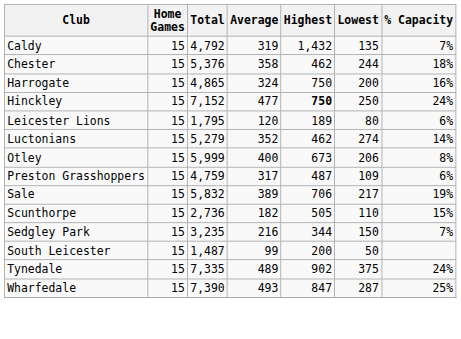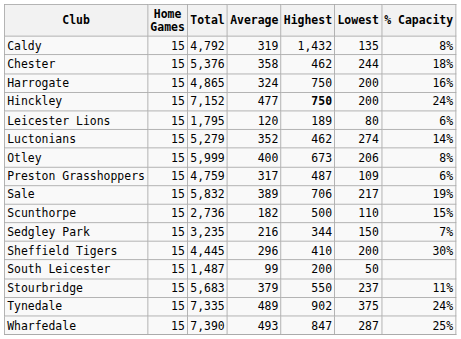(446, 46) 7% -> (446, 46) 8%
(368, 102) 250 -> (368, 102) 200
(322, 213) 505 -> (322, 213) 500
+ row: (62, 251)
+ row: (45, 288)
